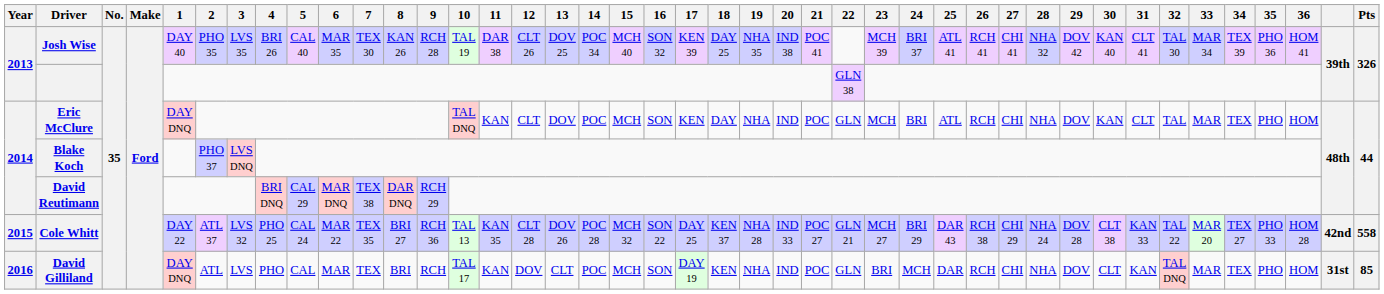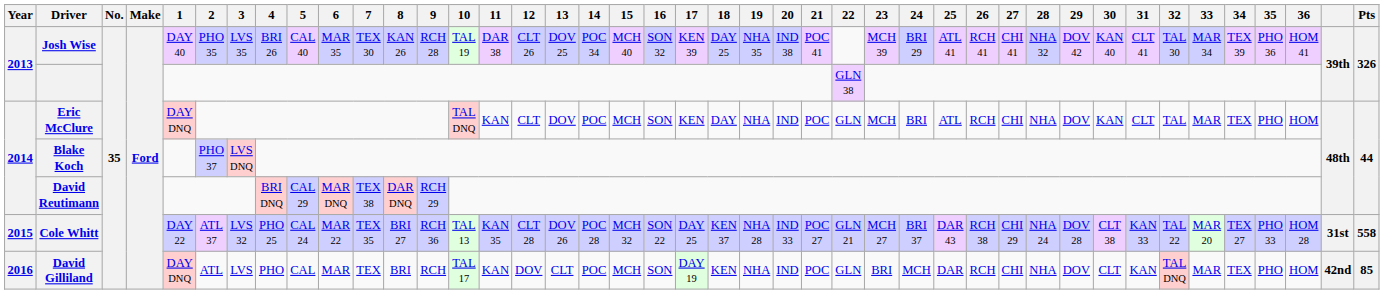(916, 44) BRI 37 -> (916, 44) BRI 29
(916, 232) BRI 29 -> (916, 232) BRI 37
(1338, 232) 42nd -> (1338, 232) 31st
(1338, 270) 31st -> (1338, 270) 42nd
